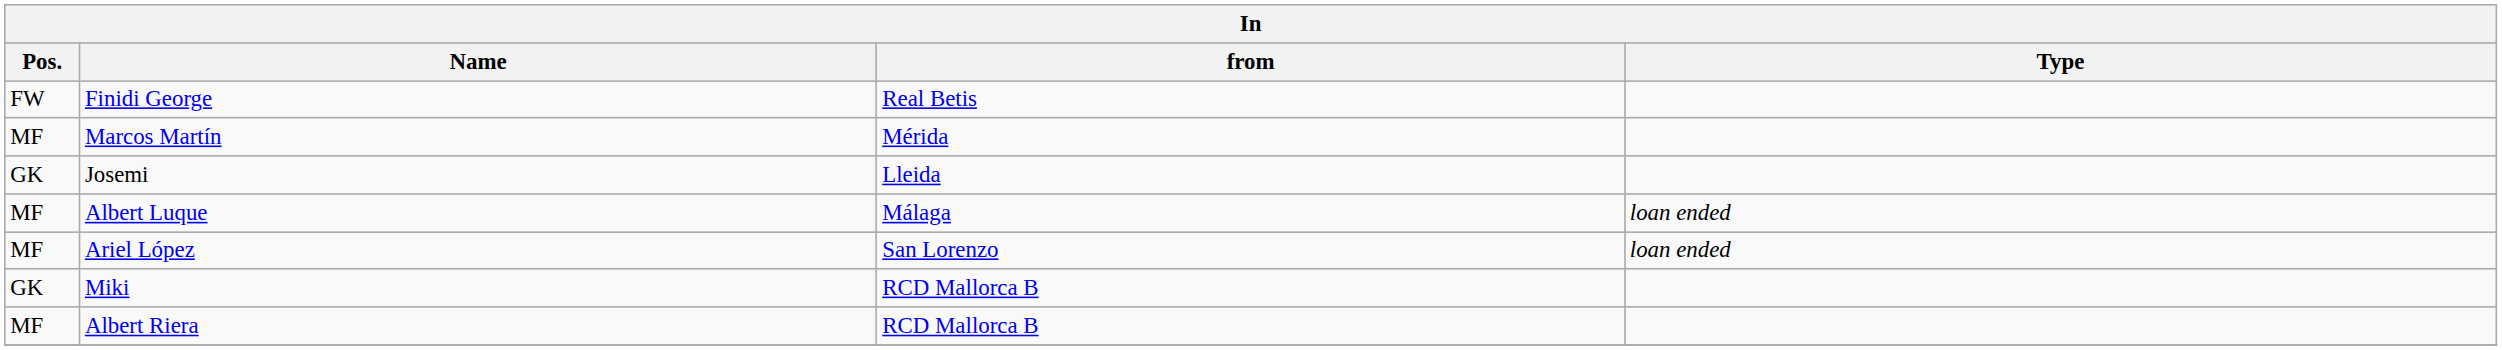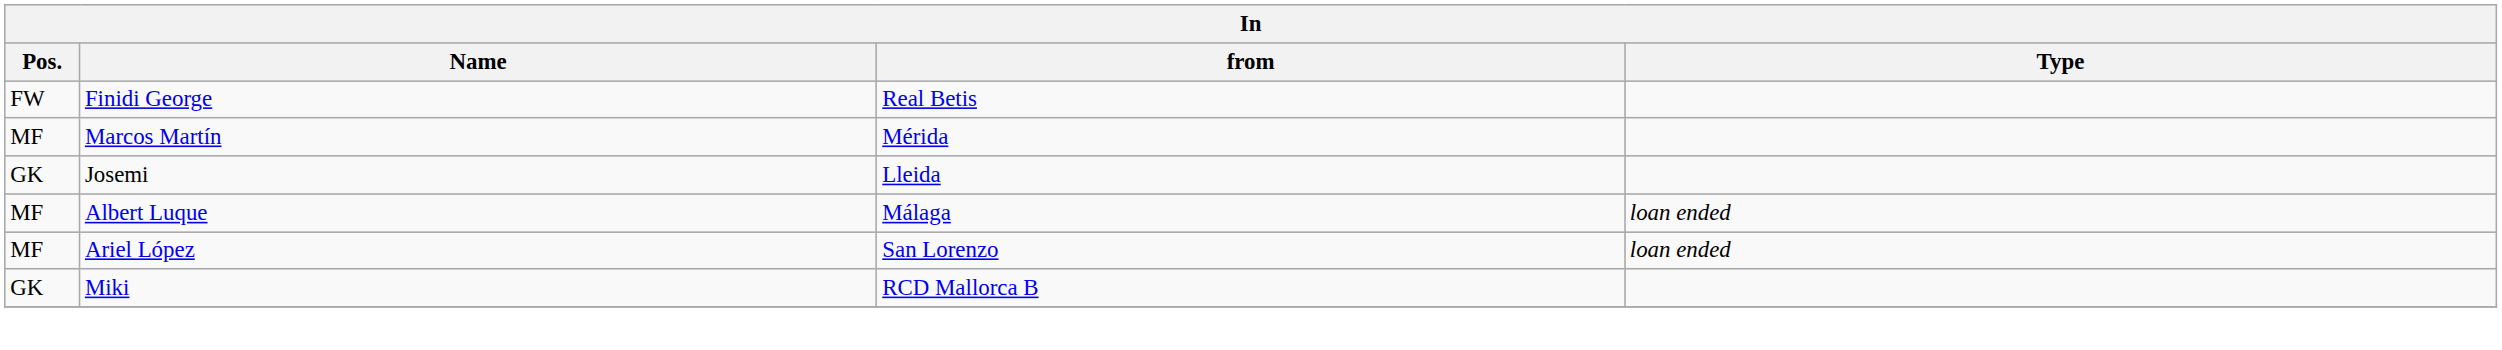- row: (142, 325)
